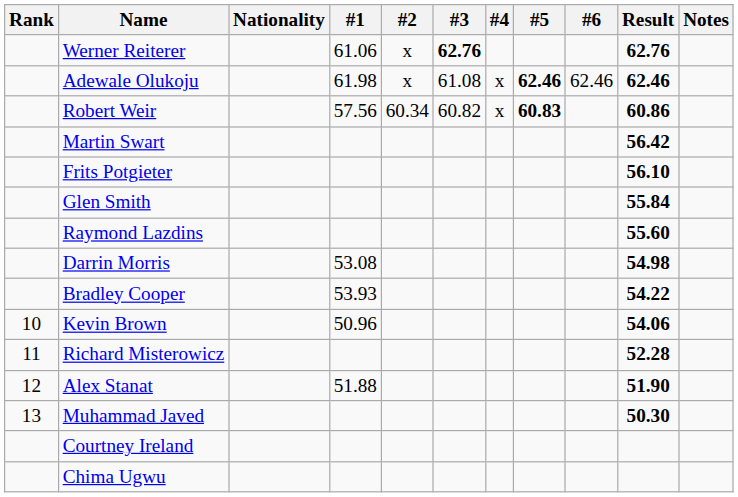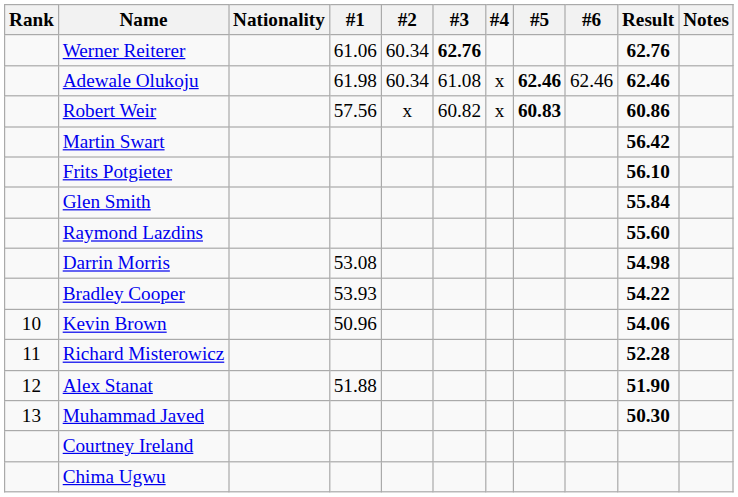(407, 50) x -> (407, 50) 60.34
(407, 80) x -> (407, 80) 60.34
(407, 111) 60.34 -> (407, 111) x
